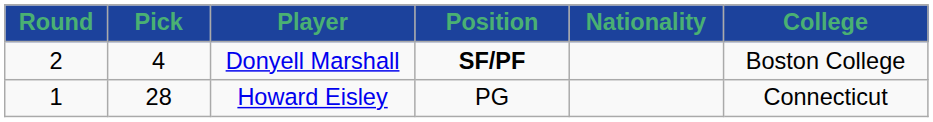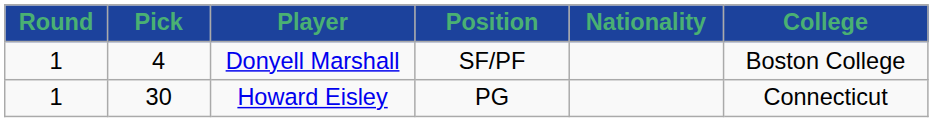(56, 60) 2 -> (56, 60) 1
(492, 60) bold -> (492, 60) normal
(159, 97) 28 -> (159, 97) 30
